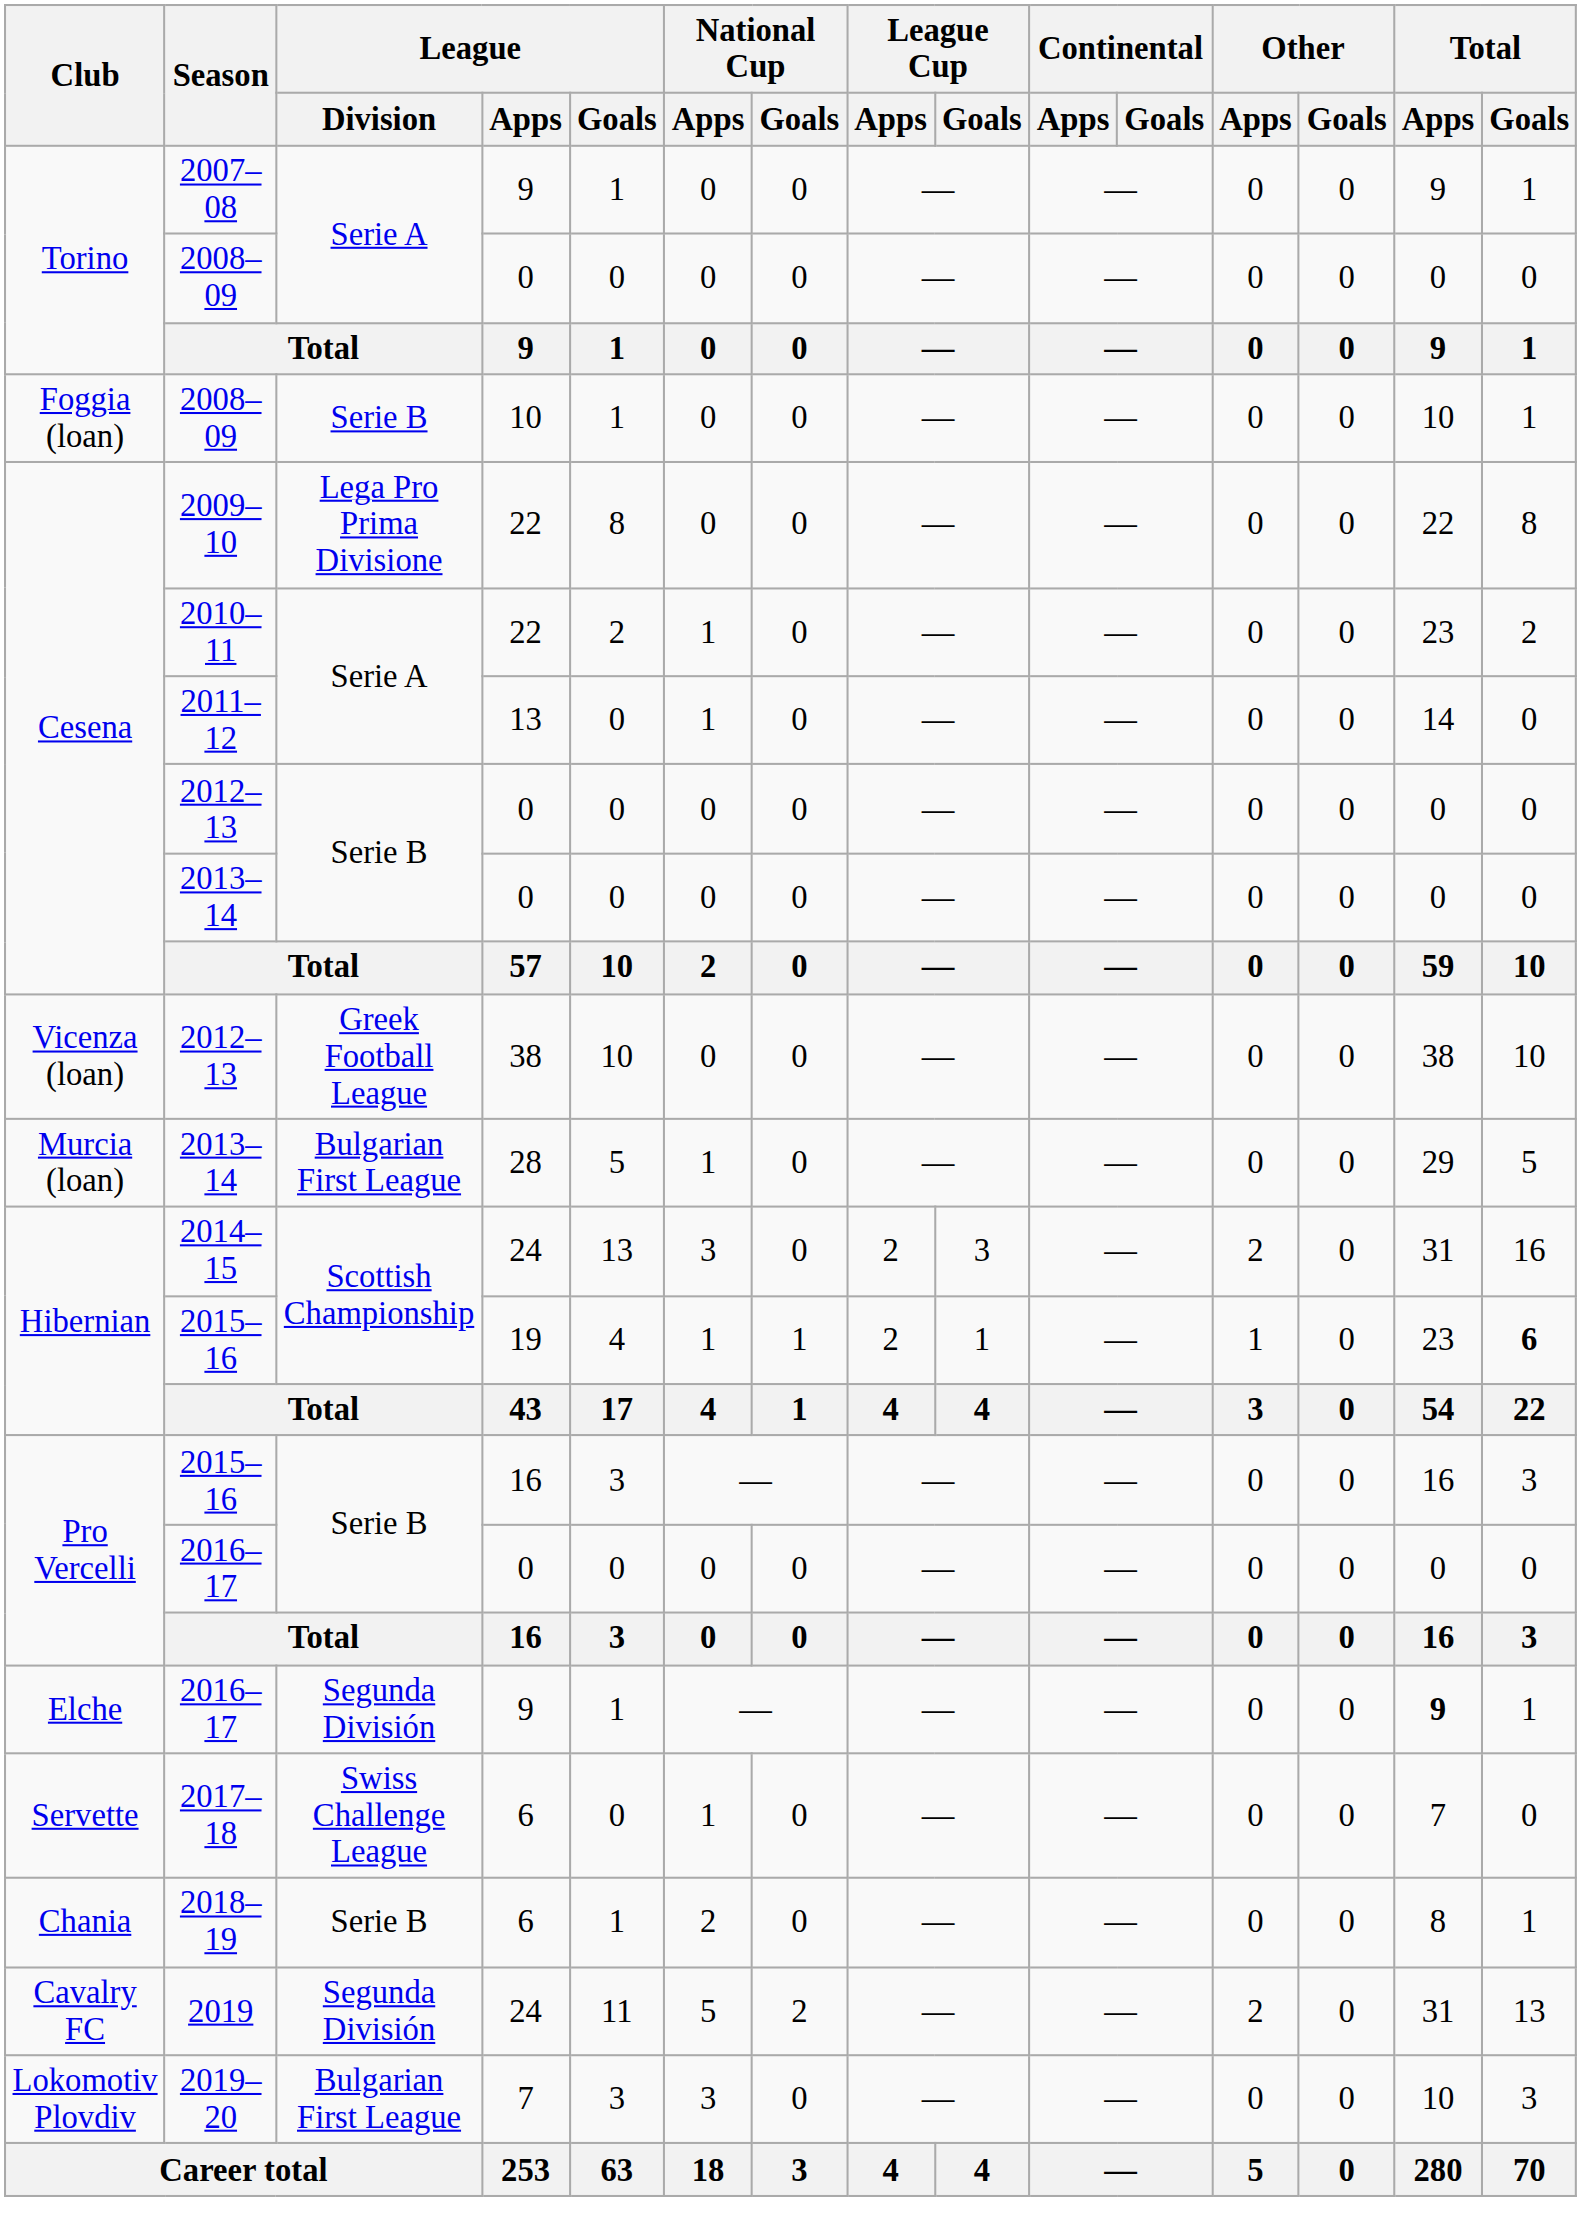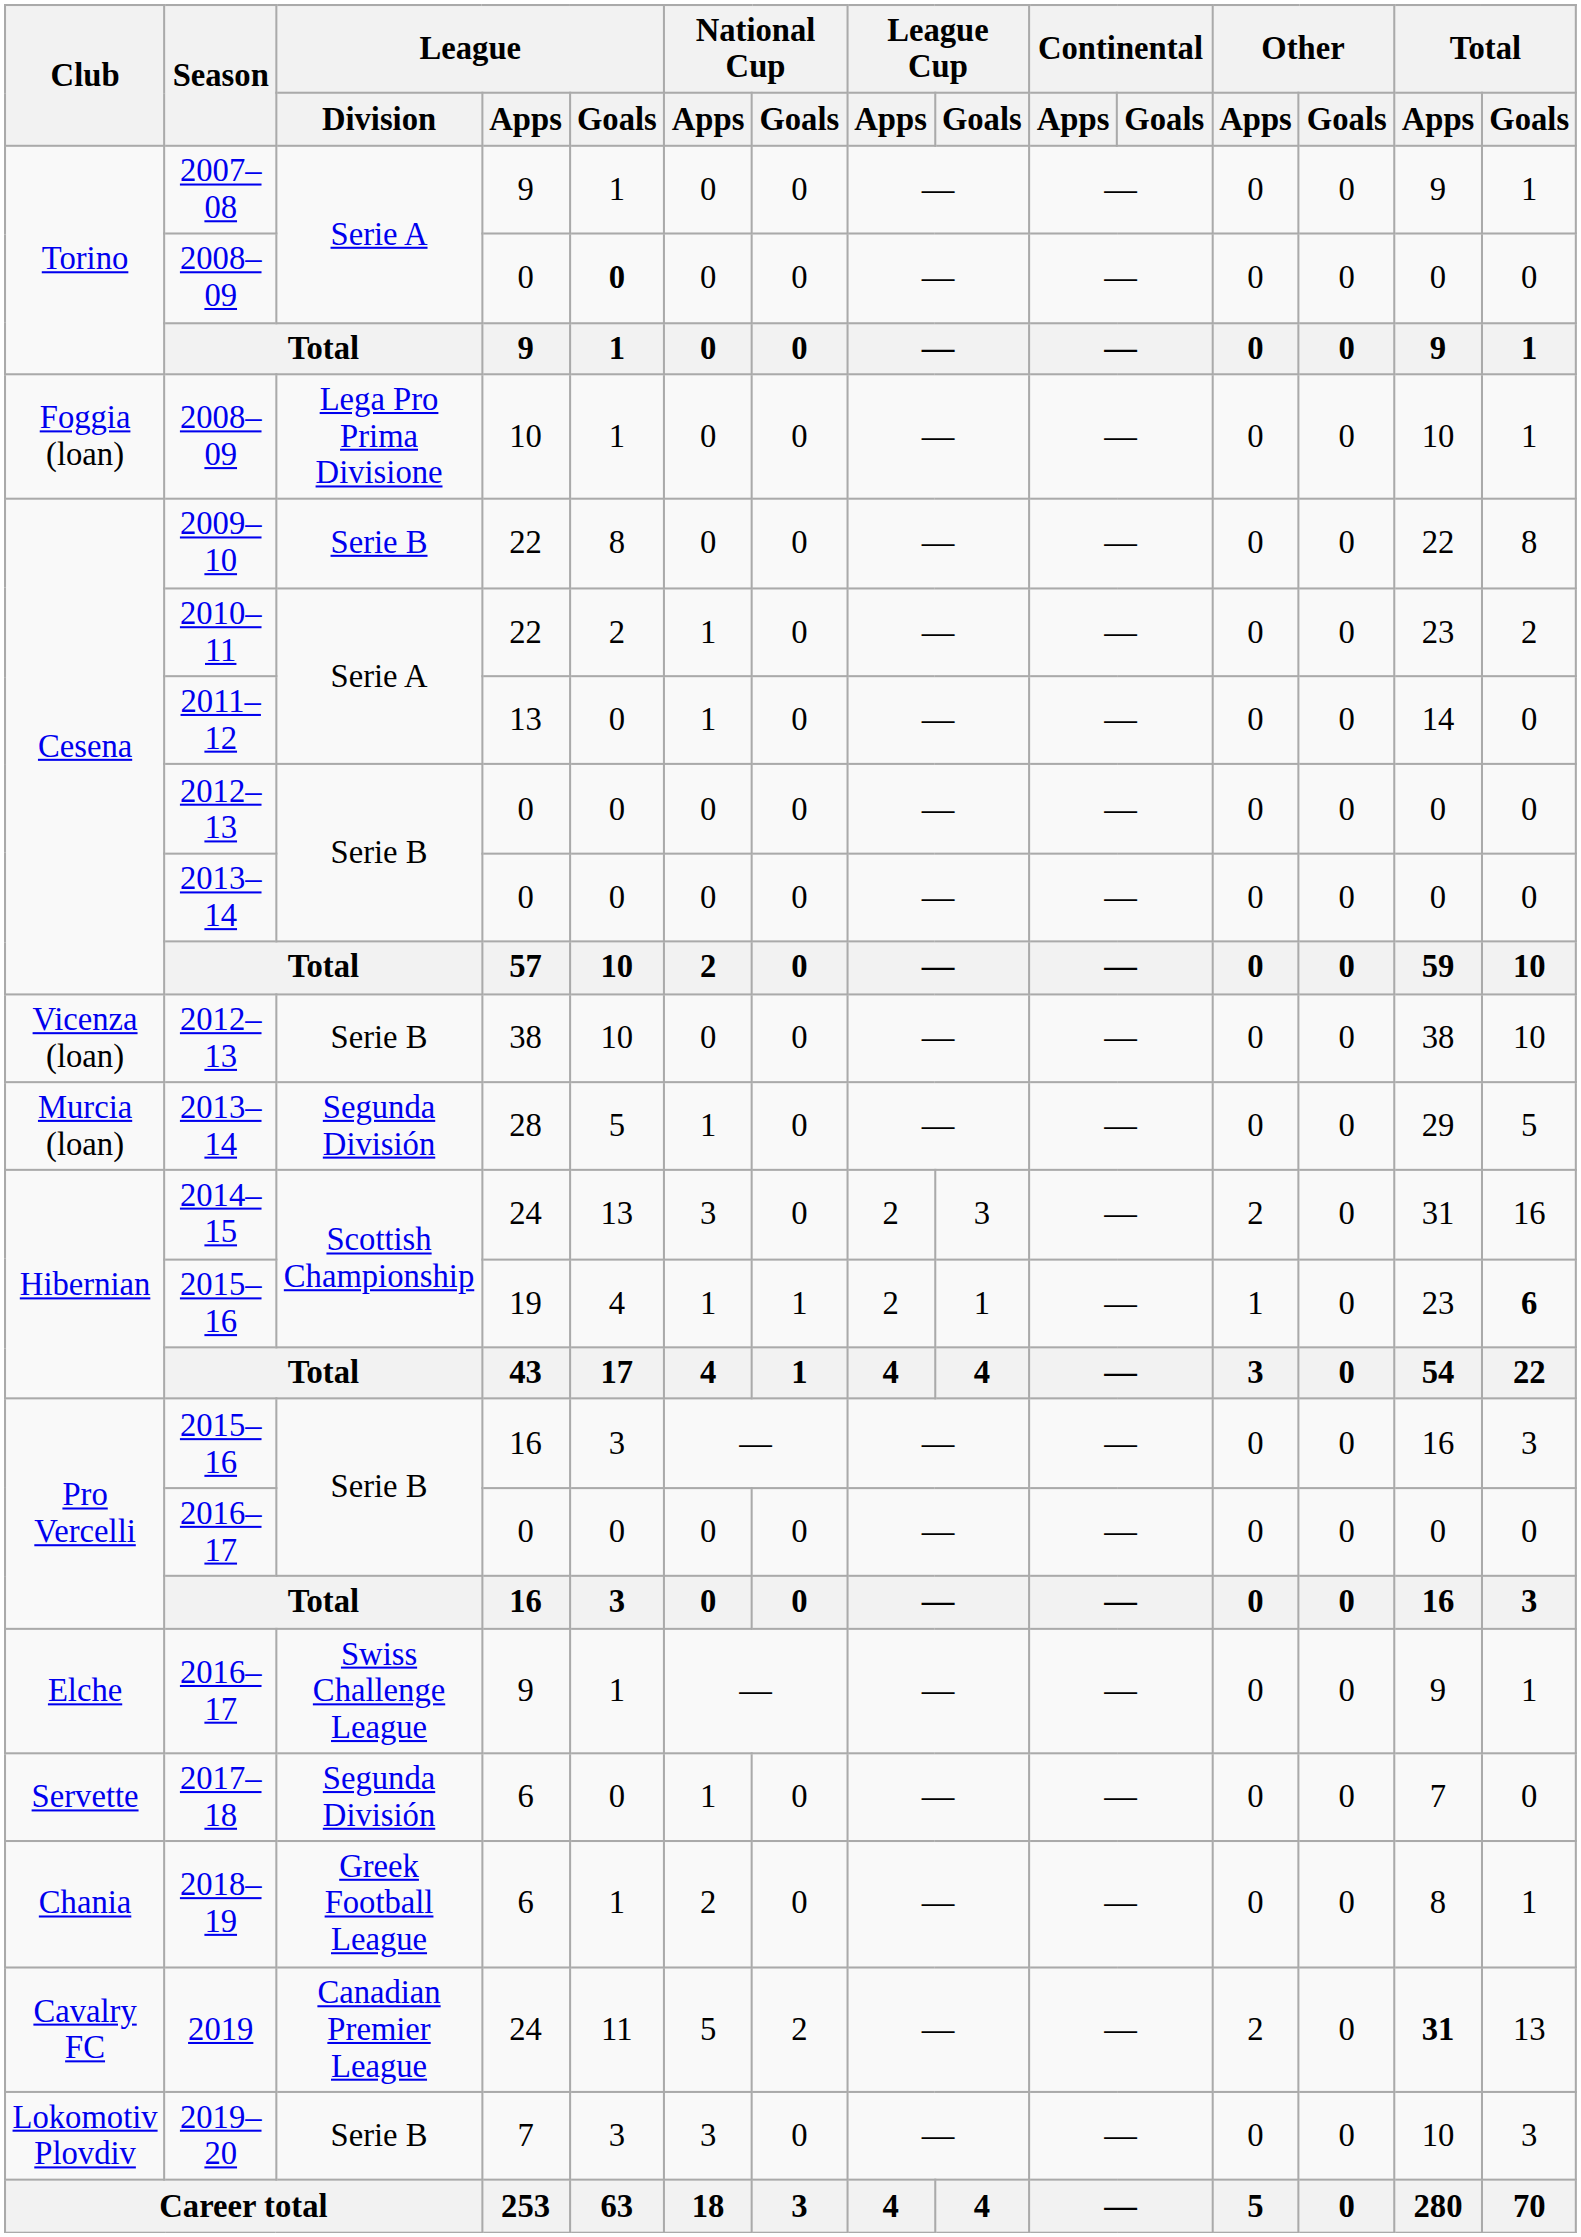(617, 277) normal -> (617, 277) bold
(379, 417) Serie B -> (379, 436) Lega Pro Prima Divisione
(379, 524) Lega Pro Prima Divisione -> (379, 542) Serie B
(379, 1055) Greek Football League -> (379, 1037) Serie B
(379, 1162) Bulgarian First League -> (379, 1125) Segunda División
(379, 1708) Segunda División -> (379, 1689) Swiss Challenge League
(1438, 1708) bold -> (1438, 1689) normal
(379, 1815) Swiss Challenge League -> (379, 1796) Segunda División
(379, 1921) Serie B -> (379, 1903) Greek Football League
(379, 2010) Segunda División -> (379, 2028) Canadian Premier League
(1438, 2010) normal -> (1438, 2028) bold
(379, 2098) Bulgarian First League -> (379, 2135) Serie B
